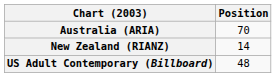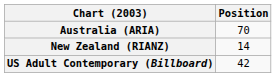(244, 64) 48 -> (244, 64) 42
